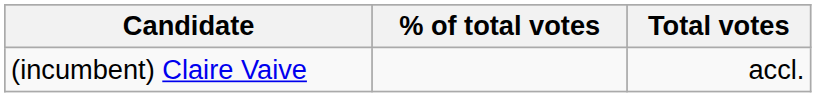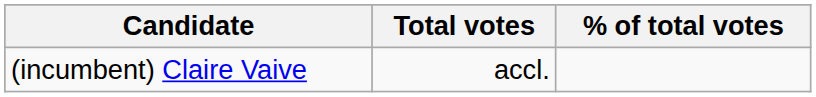columns swapped: (719, 26) <-> (500, 26)
